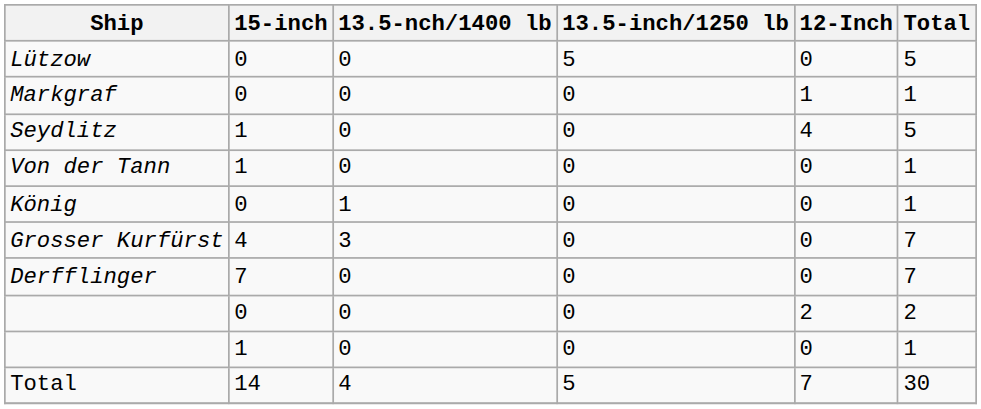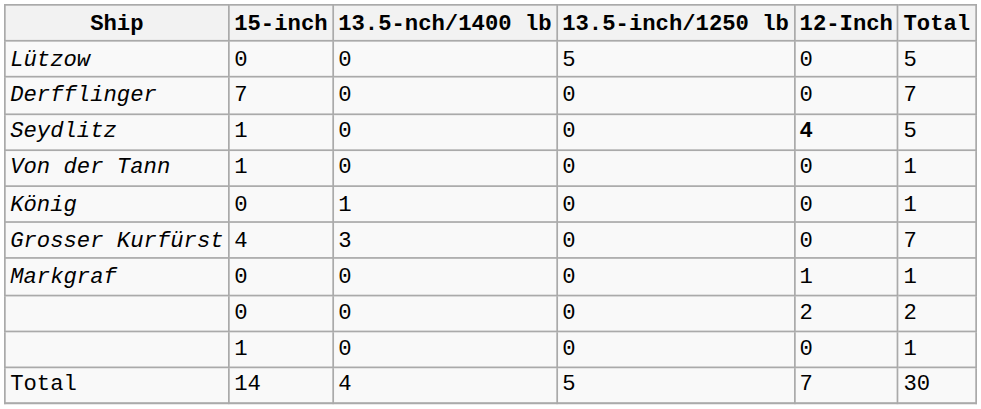rows swapped: (84, 277) <-> (64, 95)
(806, 132) normal -> (806, 132) bold
